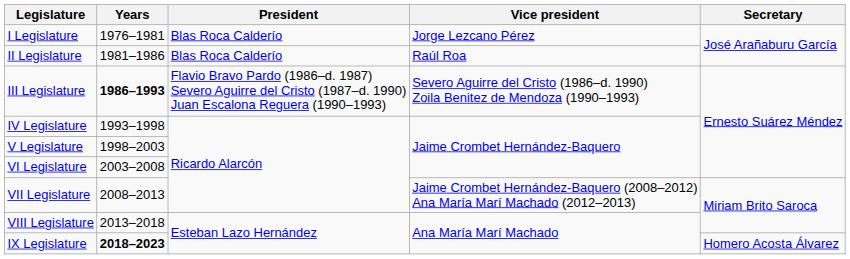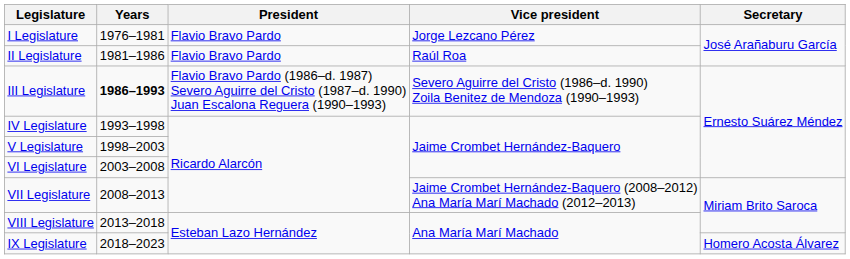(226, 35) Blas Roca Calderío -> (226, 35) Flavio Bravo Pardo
(226, 55) Blas Roca Calderío -> (226, 55) Flavio Bravo Pardo
(132, 243) bold -> (132, 243) normal
